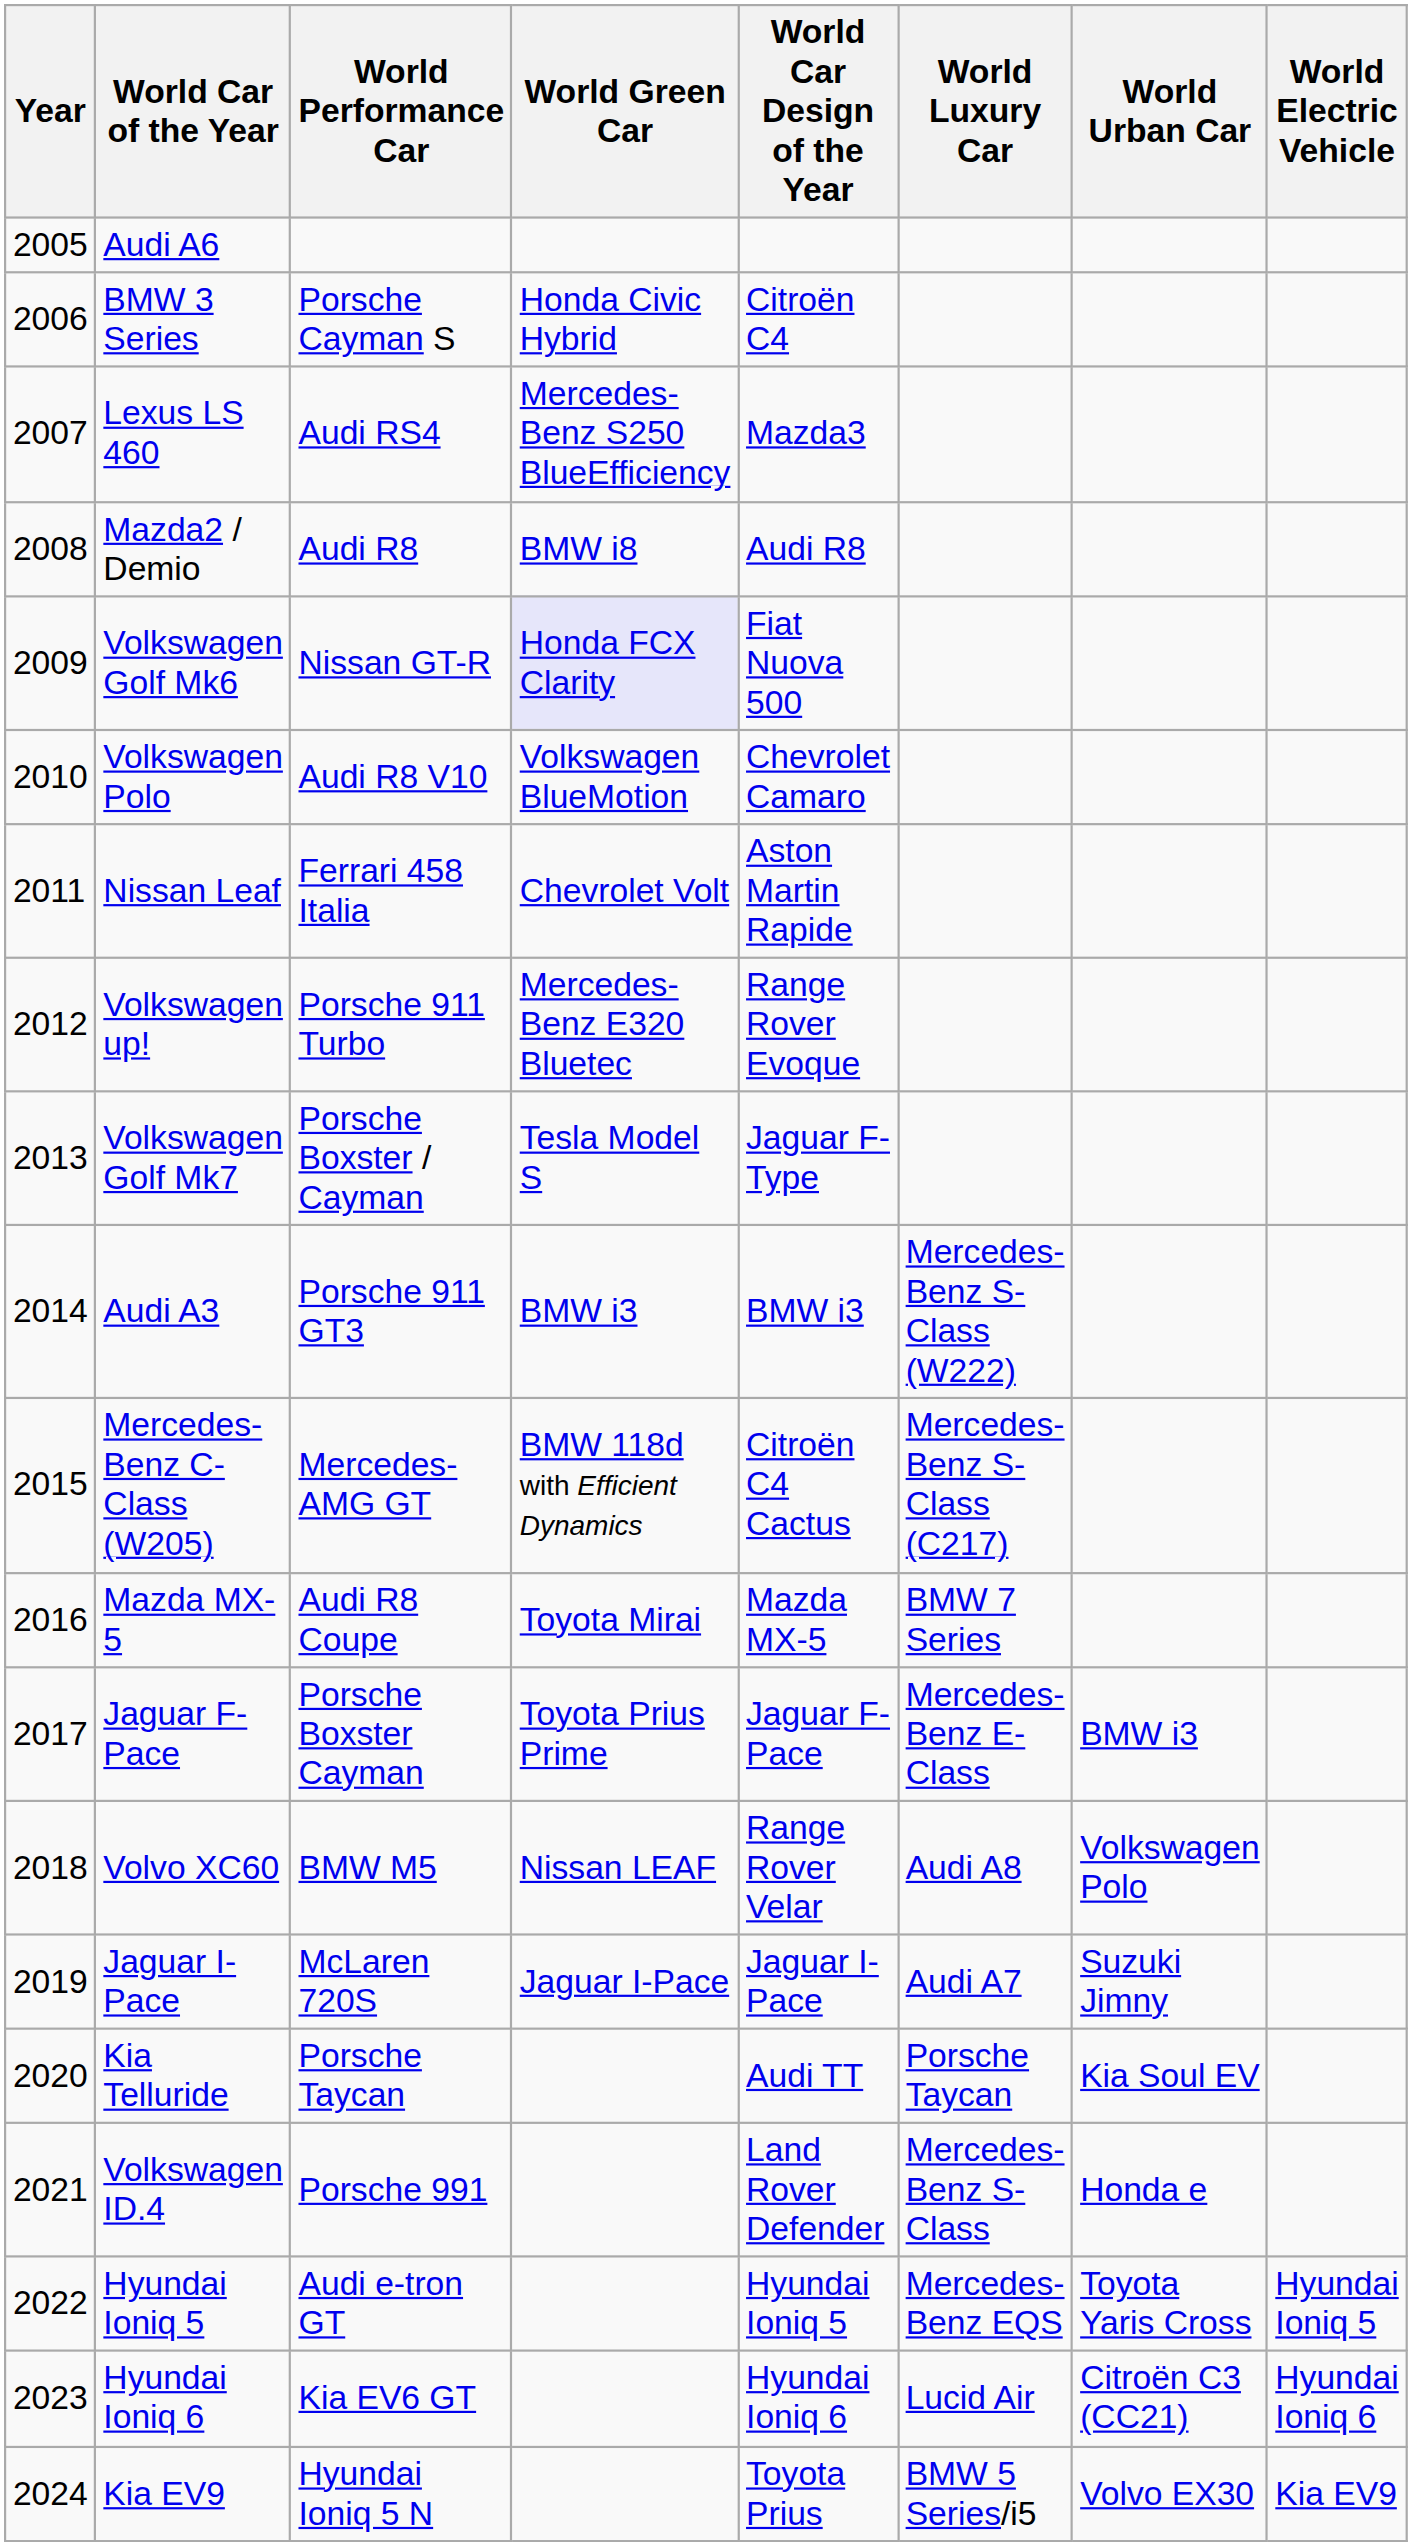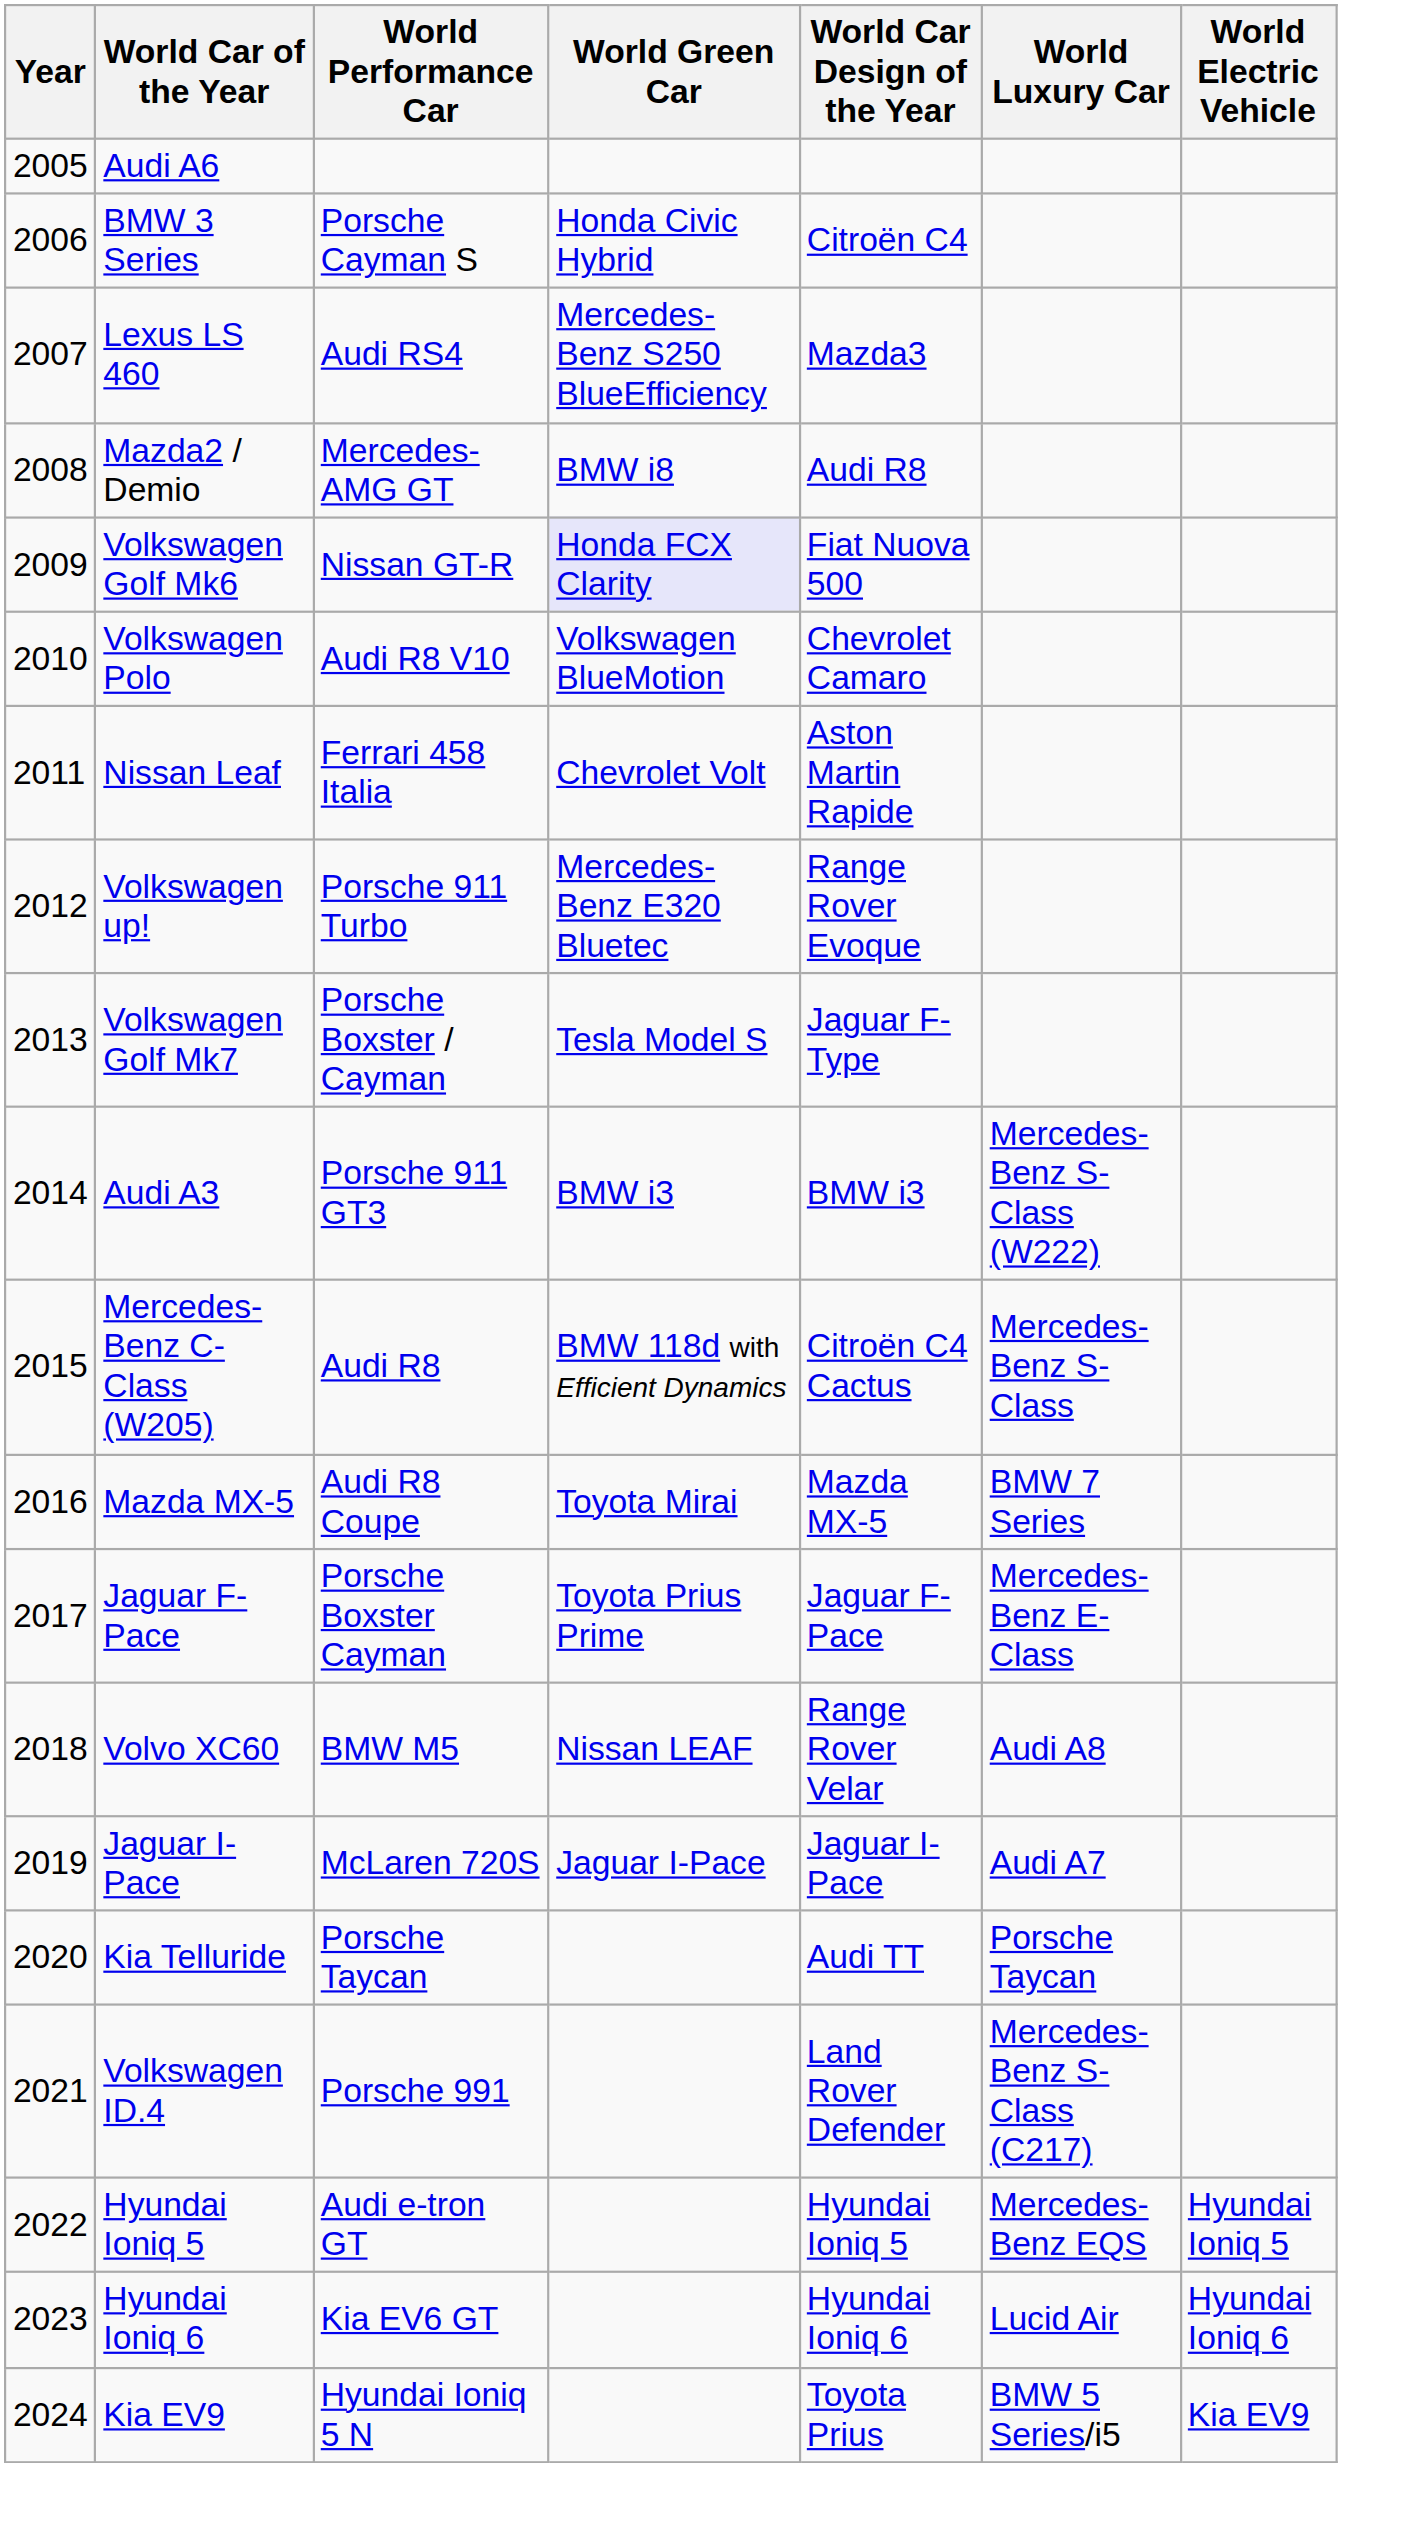- column: (1170, 111)
(358, 548) Audi R8 -> (400, 469) Mercedes-AMG GT
(378, 1485) Mercedes-AMG GT -> (381, 1366) Audi R8
(985, 1485) Mercedes-Benz S-Class (C217) -> (1069, 1366) Mercedes-Benz S-Class
(985, 2189) Mercedes-Benz S-Class -> (1069, 2091) Mercedes-Benz S-Class (C217)
